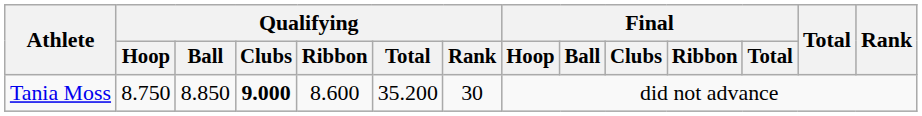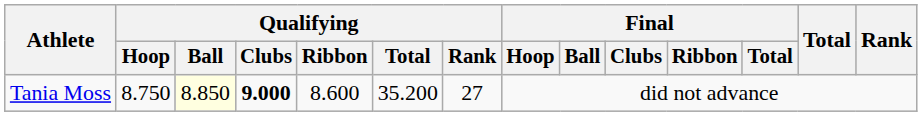(205, 93) no background -> (205, 93) lightyellow background
(472, 93) 30 -> (472, 93) 27
